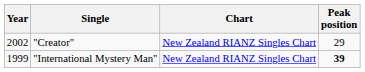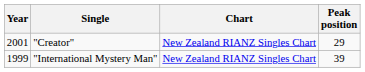(18, 42) 2002 -> (18, 42) 2001
(339, 59) bold -> (339, 59) normal
